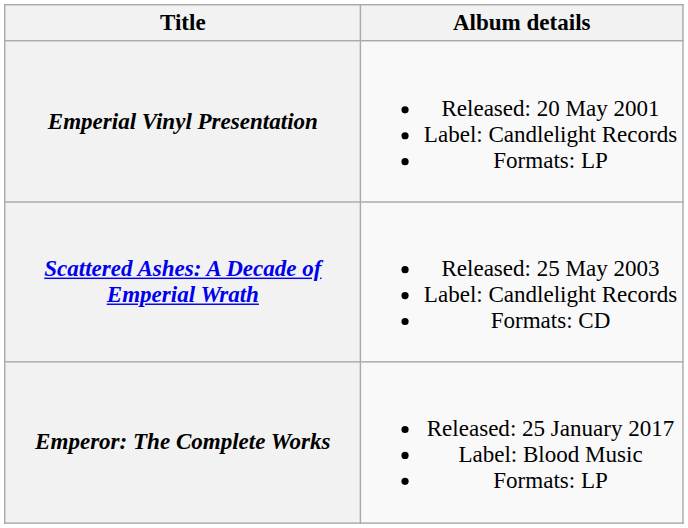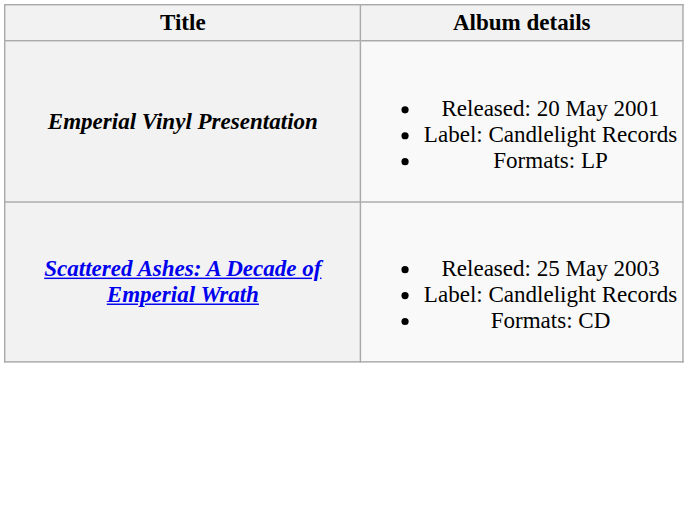- row: (183, 441)
